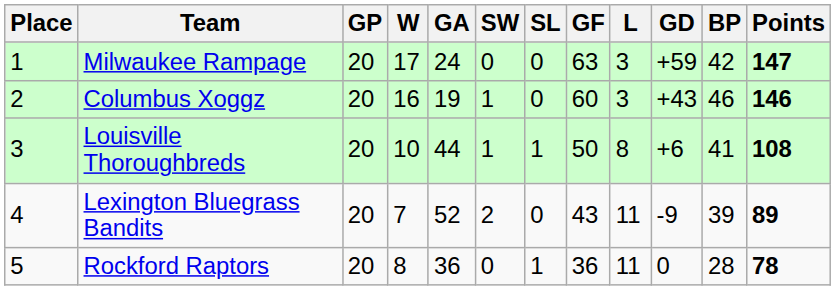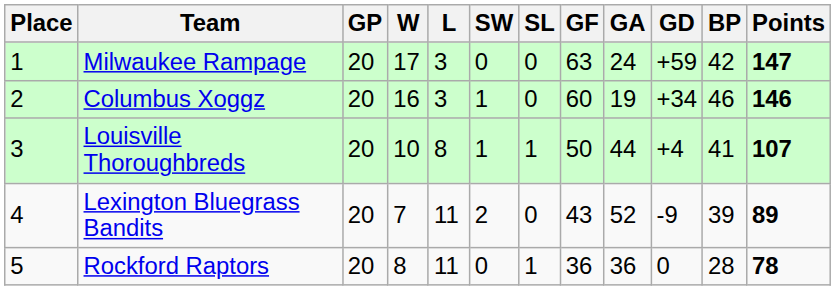columns swapped: (631, 23) <-> (452, 23)
(677, 99) +43 -> (677, 99) +34
(670, 150) +6 -> (670, 150) +4
(772, 150) 108 -> (772, 150) 107
